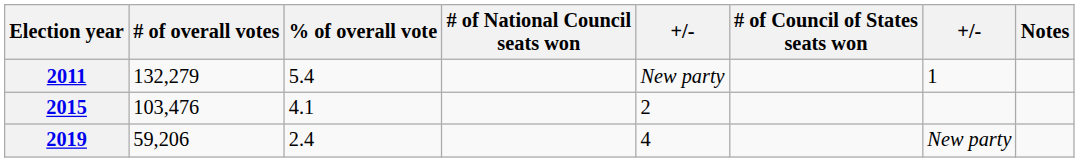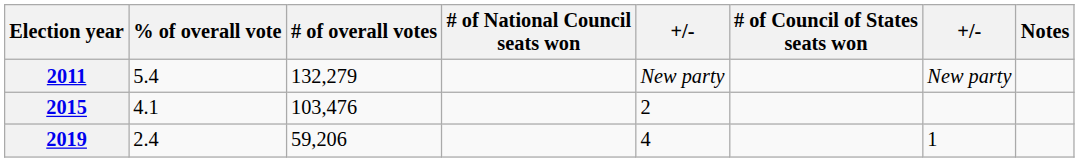columns swapped: (206, 32) <-> (363, 32)
(932, 75) 1 -> (969, 75) New party
(969, 140) New party -> (932, 140) 1
